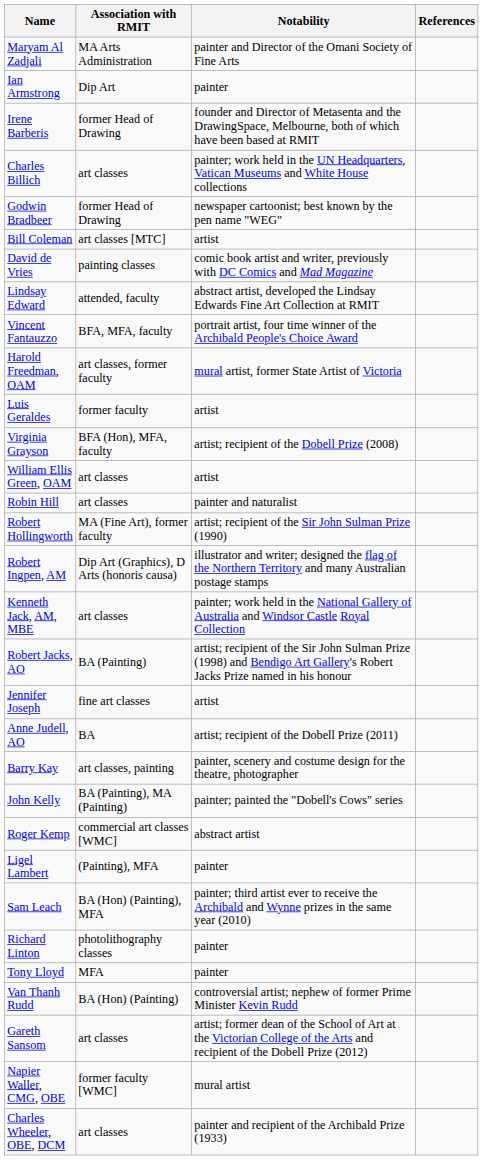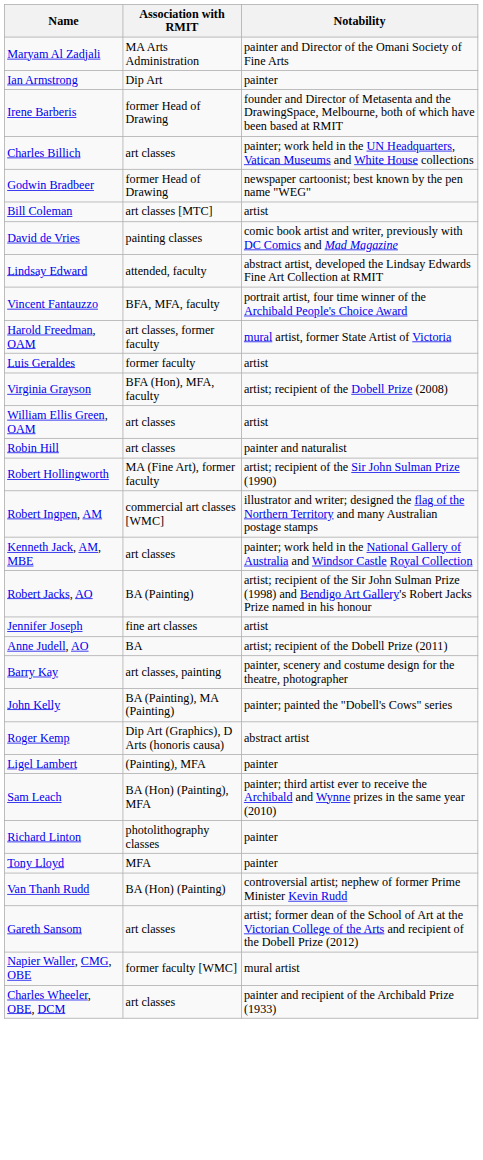- column: (447, 20)
(132, 568) Dip Art (Graphics), D Arts (honoris causa) -> (181, 514) commercial art classes [WMC]
(133, 833) commercial art classes [WMC] -> (179, 738) Dip Art (Graphics), D Arts (honoris causa)
